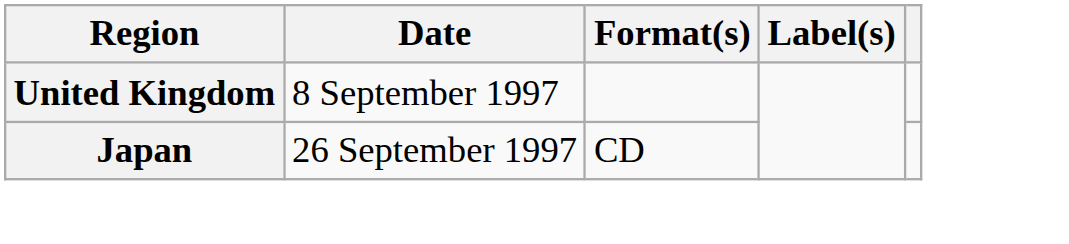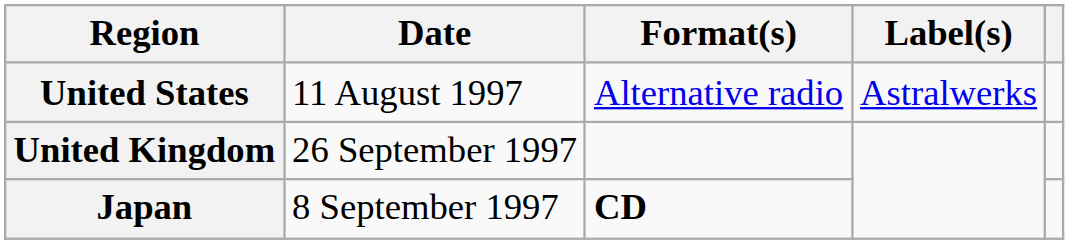+ row: (144, 91)
(425, 91) 8 September 1997 -> (435, 149) 26 September 1997
(435, 149) 26 September 1997 -> (425, 207) 8 September 1997
(619, 149) normal -> (620, 207) bold
